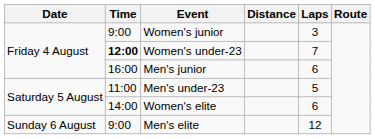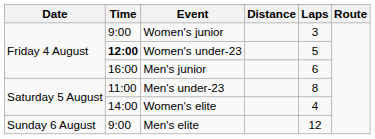(315, 51) 7 -> (315, 51) 5
(315, 88) 5 -> (315, 88) 8
(315, 106) 6 -> (315, 106) 4
